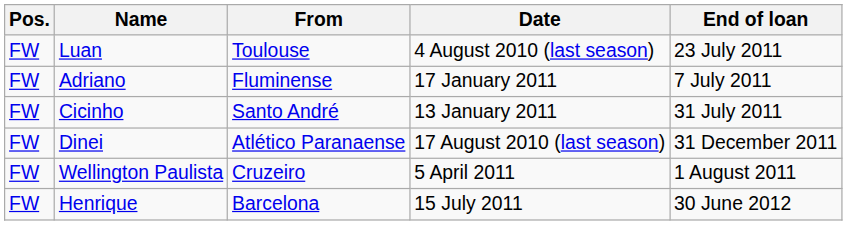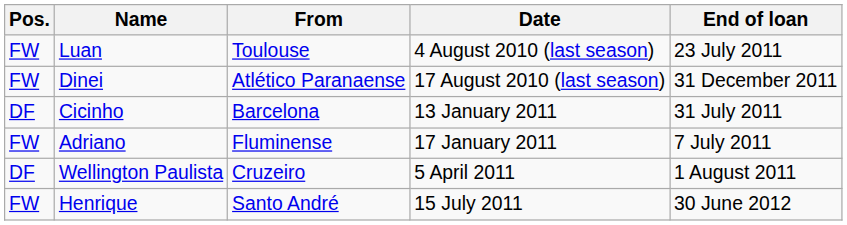rows swapped: (81, 142) <-> (92, 81)
(24, 111) FW -> (22, 111) DF
(285, 111) Santo André -> (276, 111) Barcelona
(24, 173) FW -> (22, 173) DF
(276, 204) Barcelona -> (285, 204) Santo André
